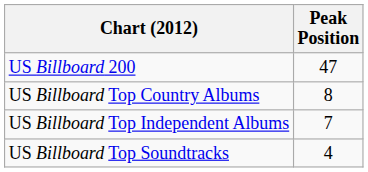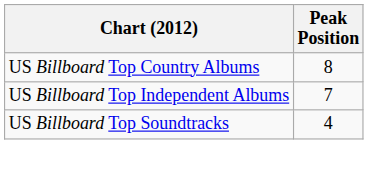- row: (72, 67)
